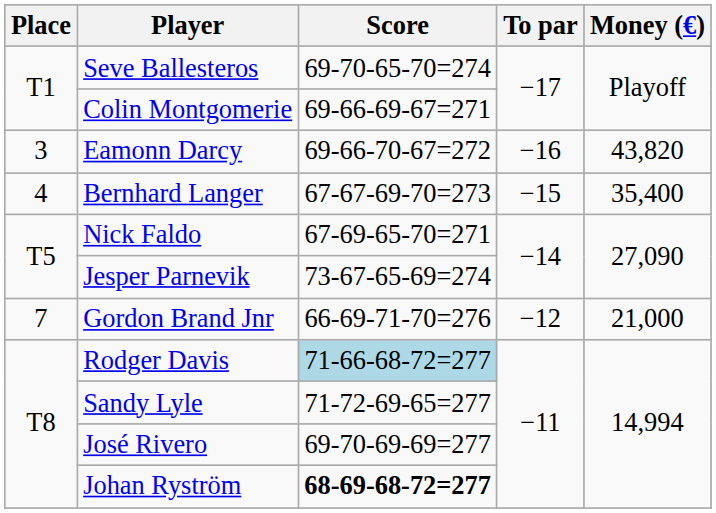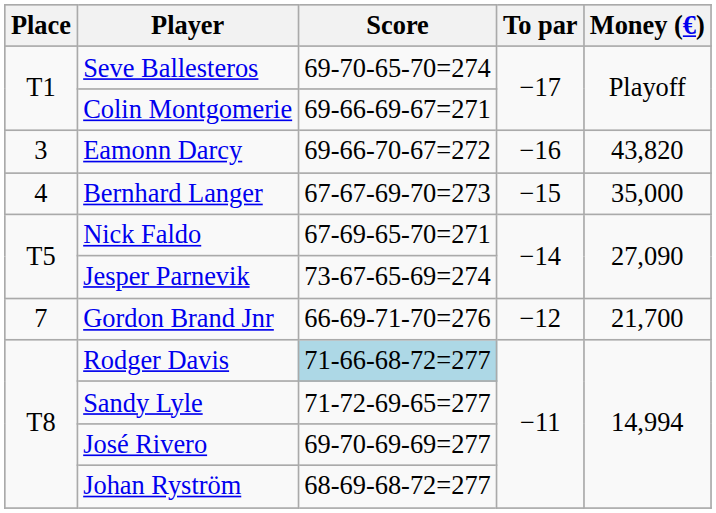(647, 192) 35,400 -> (647, 192) 35,000
(647, 318) 21,000 -> (647, 318) 21,700
(398, 485) bold -> (398, 485) normal
